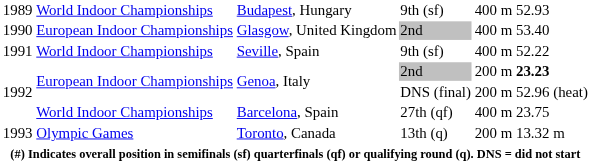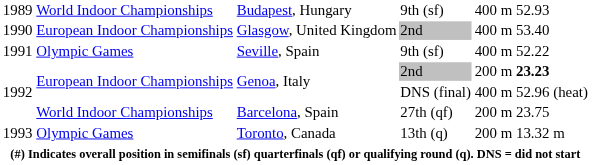(125, 51) World Indoor Championships -> (85, 51) Olympic Games
(493, 92) 200 m -> (493, 92) 400 m
(493, 112) 400 m -> (493, 112) 200 m
